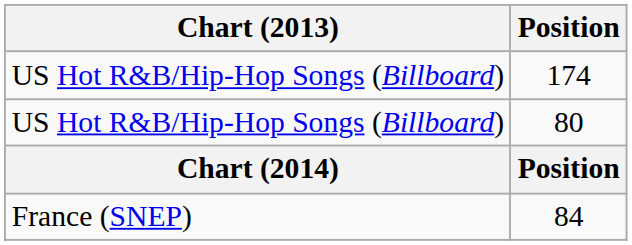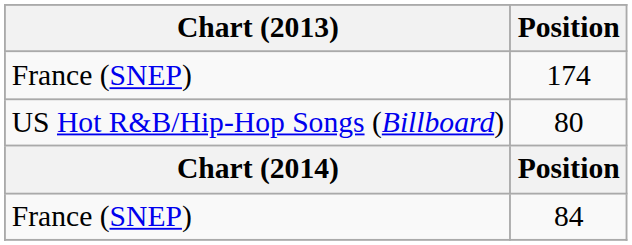(258, 74) US Hot R&B/Hip-Hop Songs (Billboard) -> (102, 74) France (SNEP)
